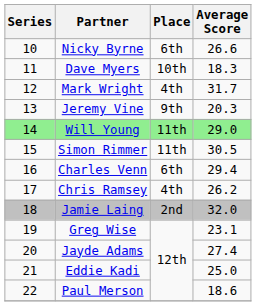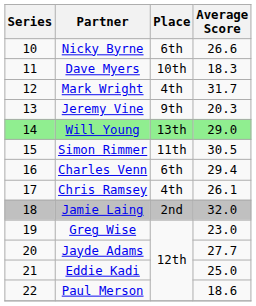(172, 129) 11th -> (172, 129) 13th
(222, 190) 26.2 -> (222, 190) 26.1
(222, 230) 23.1 -> (222, 230) 23.0
(222, 250) 27.4 -> (222, 250) 27.7
